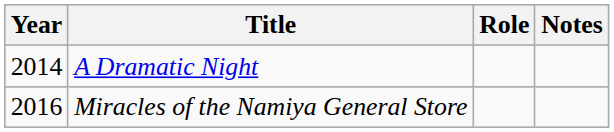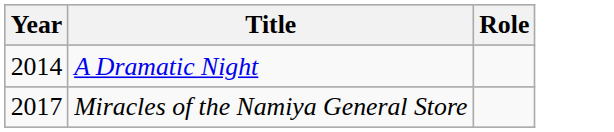- column: (572, 24)
(37, 106) 2016 -> (37, 106) 2017
